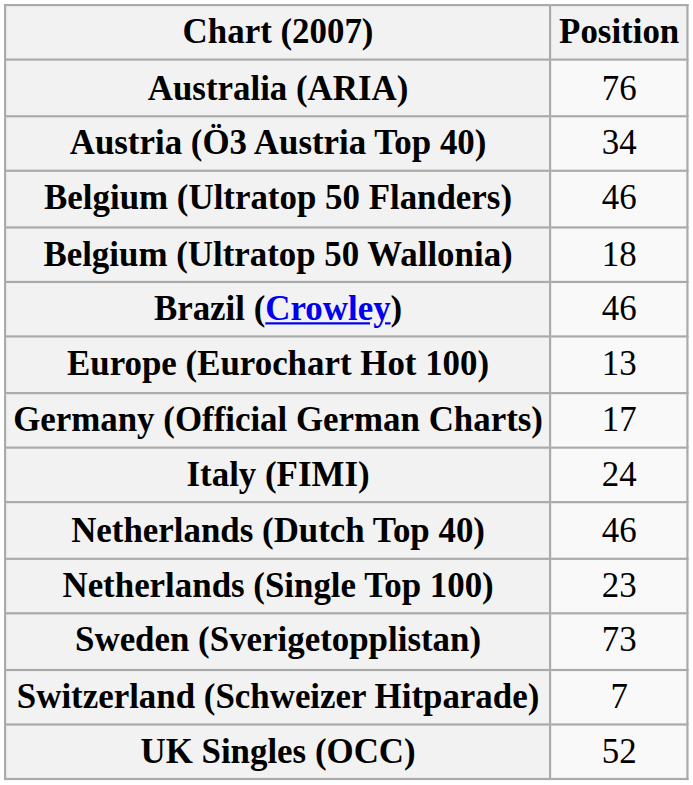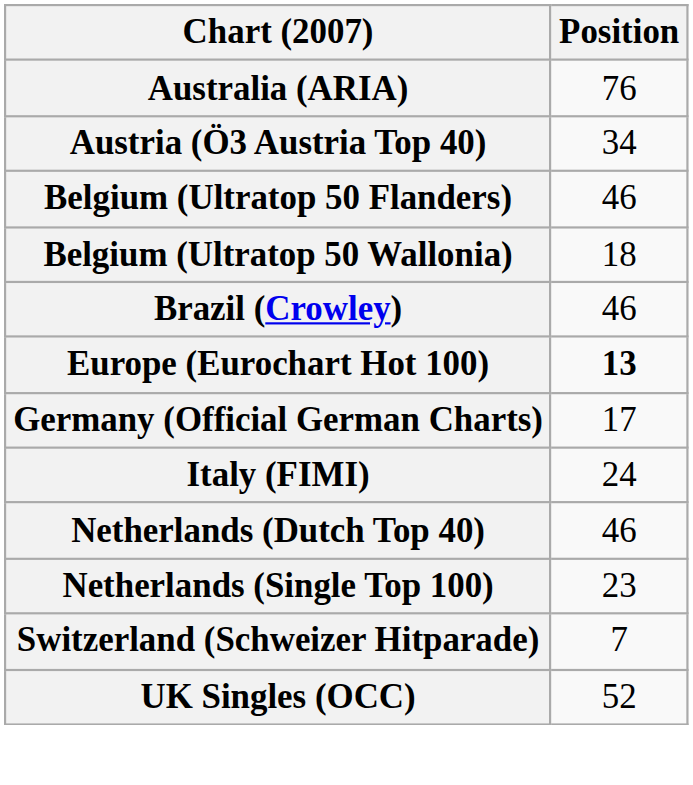(619, 364) normal -> (619, 364) bold
- row: (278, 640)
